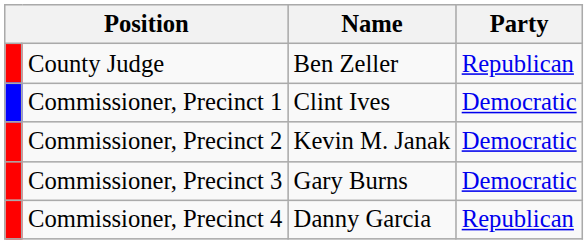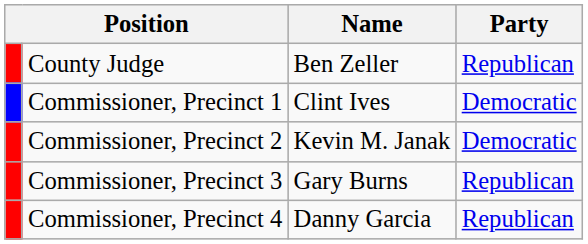(519, 180) Democratic -> (518, 180) Republican
